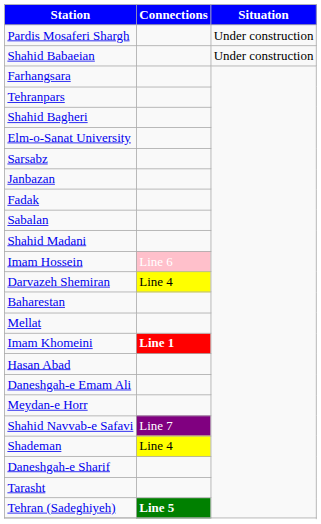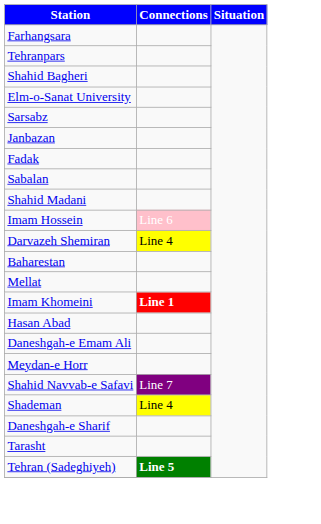- row: (68, 35)
- row: (51, 55)
